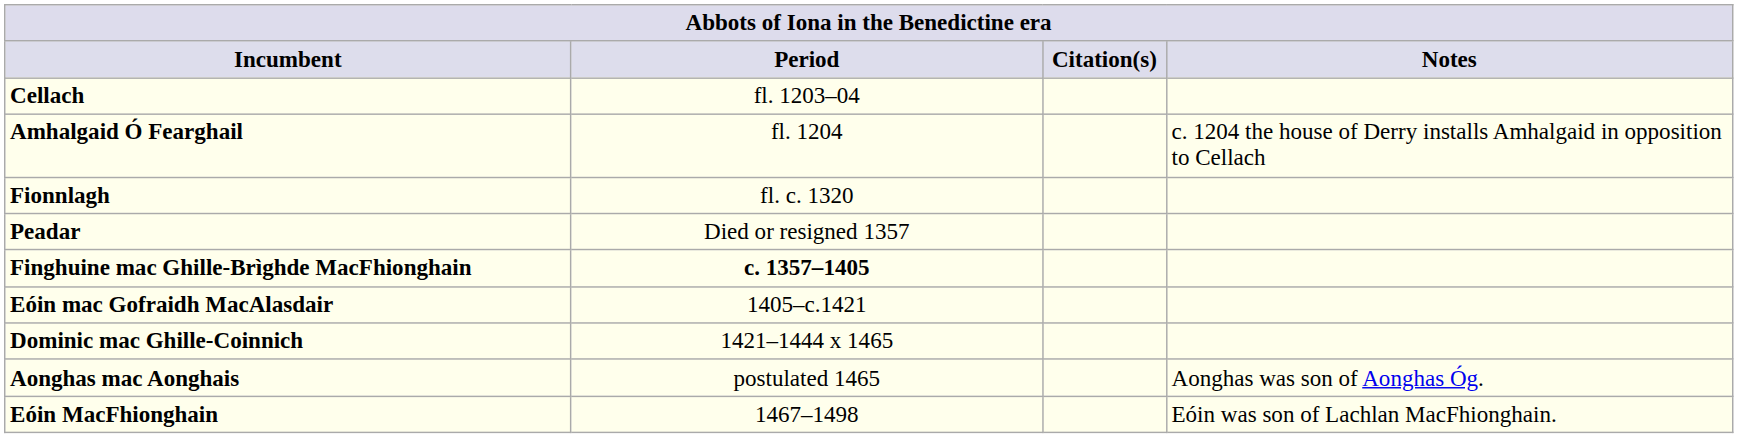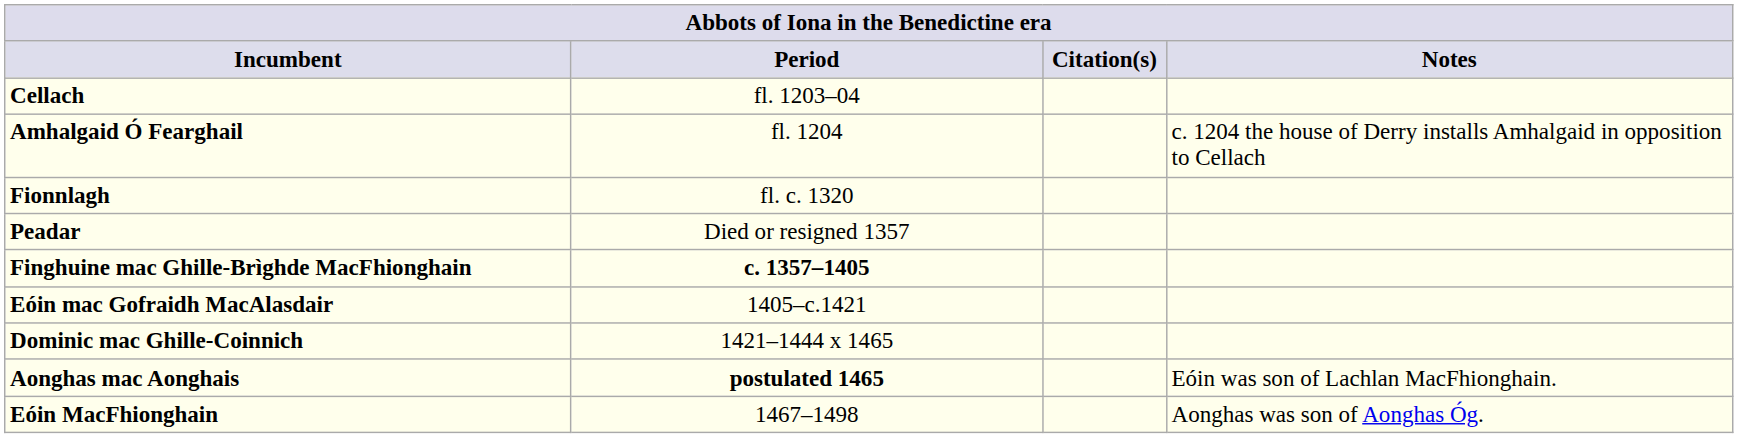(807, 377) normal -> (807, 377) bold
(1328, 377) Aonghas was son of Aonghas Óg. -> (1364, 377) Eóin was son of Lachlan MacFhionghain.
(1364, 414) Eóin was son of Lachlan MacFhionghain. -> (1328, 414) Aonghas was son of Aonghas Óg.
